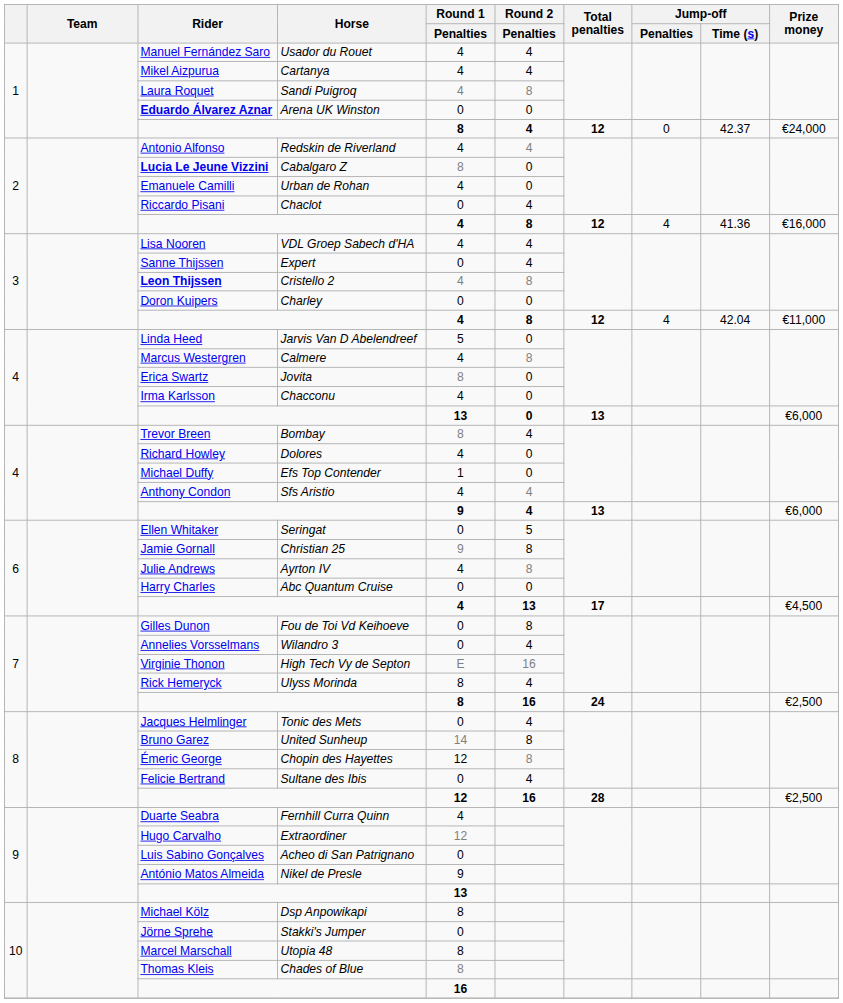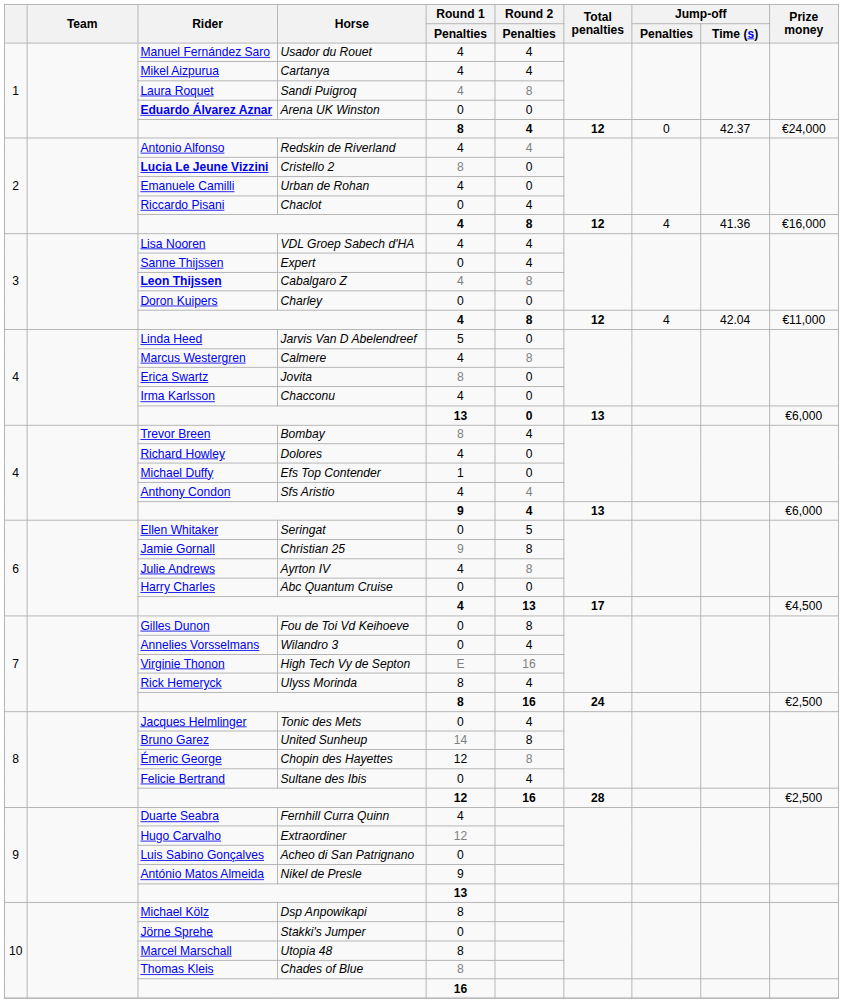(314, 167) Cabalgaro Z -> (307, 167) Cristello 2
(307, 282) Cristello 2 -> (314, 282) Cabalgaro Z
